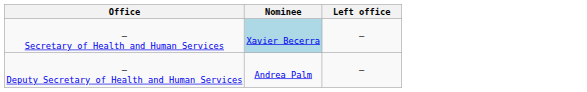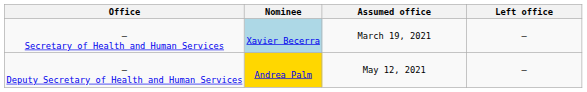+ column: (394, 11)
(283, 75) no background -> (283, 75) gold background
